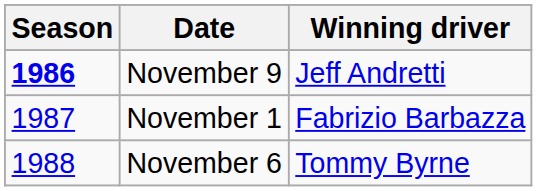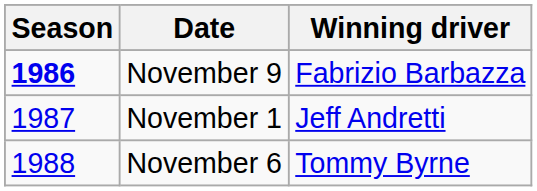(370, 73) Jeff Andretti -> (410, 73) Fabrizio Barbazza
(410, 118) Fabrizio Barbazza -> (370, 118) Jeff Andretti
